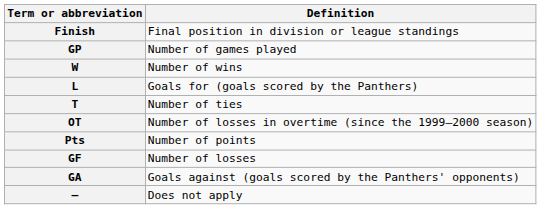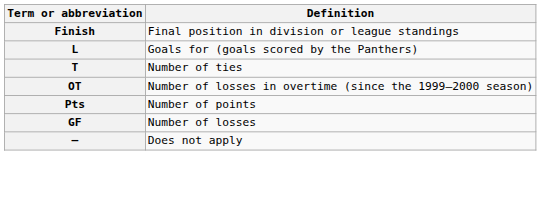- row: (75, 50)
- row: (75, 68)
- row: (75, 177)
